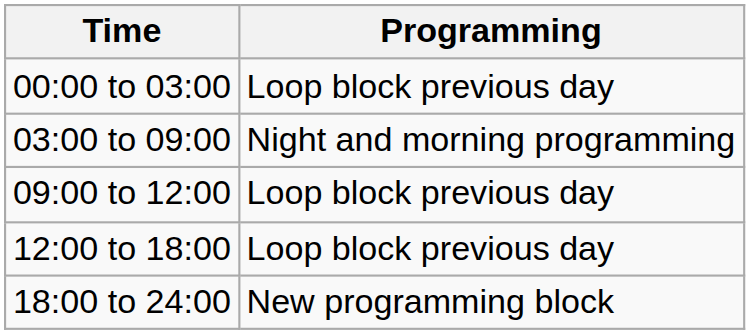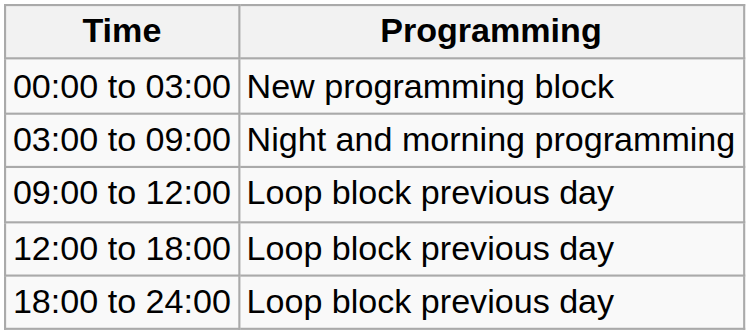(430, 85) Loop block previous day -> (430, 85) New programming block
(430, 301) New programming block -> (430, 301) Loop block previous day
